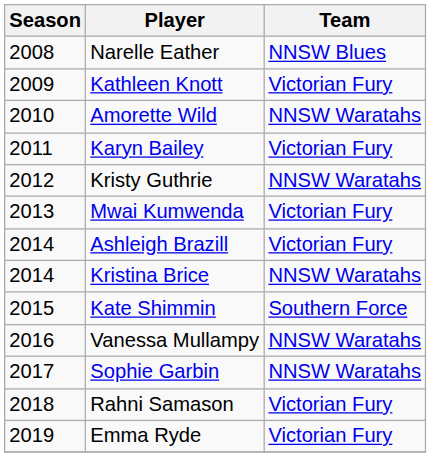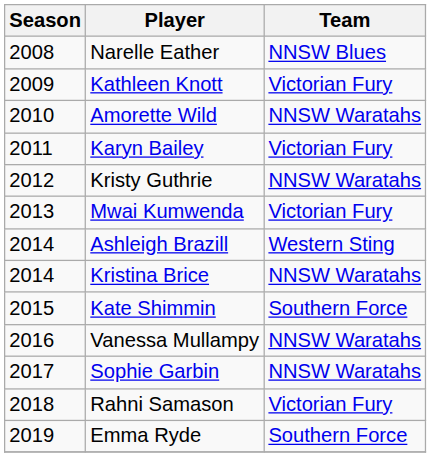(330, 244) Victorian Fury -> (332, 244) Western Sting
(330, 436) Victorian Fury -> (338, 436) Southern Force
